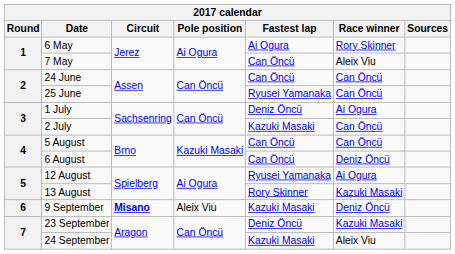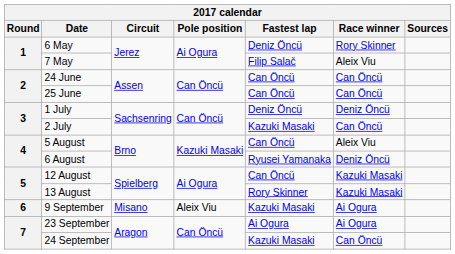(268, 45) Ai Ogura -> (275, 45) Deniz Öncü
(271, 61) Can Öncü -> (272, 61) Filip Salač
(290, 94) Ryusei Yamanaka -> (271, 94) Can Öncü
(356, 110) Ai Ogura -> (363, 110) Deniz Öncü
(359, 142) Can Öncü -> (356, 142) Aleix Viu
(271, 159) Can Öncü -> (290, 159) Ryusei Yamanaka
(290, 175) Ryusei Yamanaka -> (271, 175) Can Öncü
(356, 175) Ai Ogura -> (369, 175) Kazuki Masaki
(132, 208) bold -> (131, 208) normal
(363, 208) Deniz Öncü -> (356, 208) Ai Ogura
(275, 224) Deniz Öncü -> (268, 224) Ai Ogura
(369, 224) Kazuki Masaki -> (356, 224) Ai Ogura
(356, 240) Aleix Viu -> (359, 240) Can Öncü
